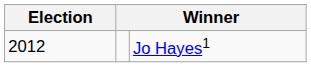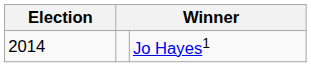(27, 46) 2012 -> (27, 46) 2014
